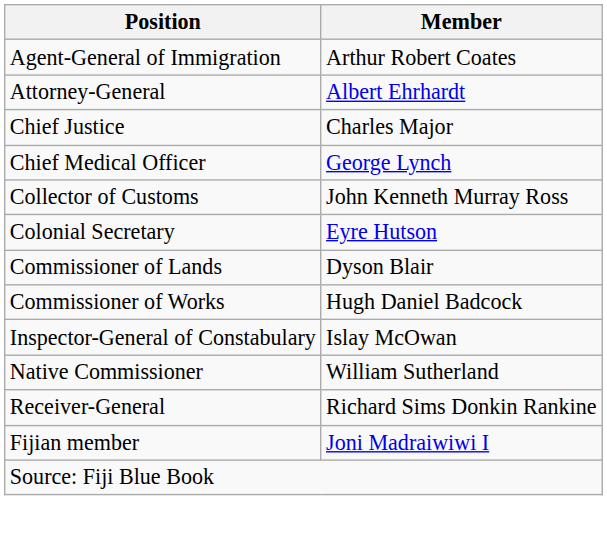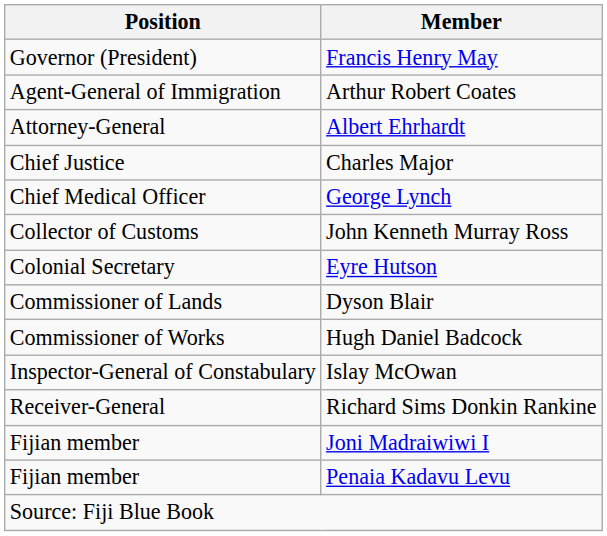+ row: (412, 57)
- row: (412, 372)
+ row: (418, 477)
